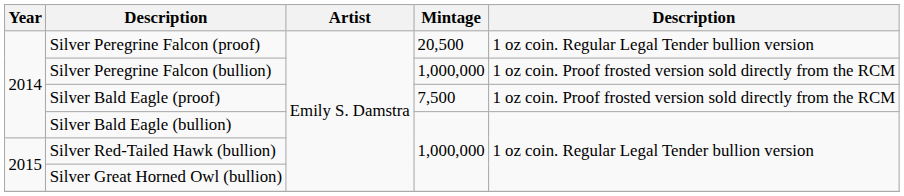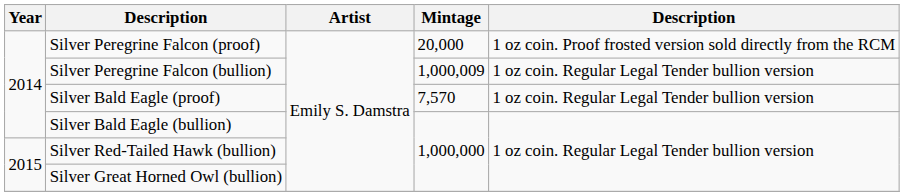(441, 44) 20,500 -> (441, 44) 20,000
(653, 44) 1 oz coin. Regular Legal Tender bullion version -> (694, 44) 1 oz coin. Proof frosted version sold directly from the RCM
(451, 71) 1,000,000 -> (451, 71) 1,000,009
(694, 71) 1 oz coin. Proof frosted version sold directly from the RCM -> (653, 71) 1 oz coin. Regular Legal Tender bullion version
(436, 97) 7,500 -> (436, 97) 7,570
(694, 97) 1 oz coin. Proof frosted version sold directly from the RCM -> (653, 97) 1 oz coin. Regular Legal Tender bullion version
